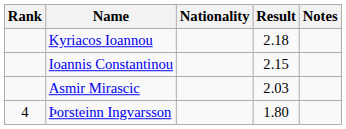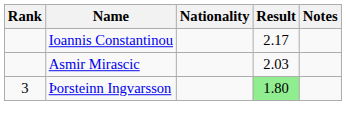- row: (101, 40)
(276, 64) 2.15 -> (276, 40) 2.17
(25, 112) 4 -> (25, 88) 3
(276, 112) no background -> (276, 88) lightgreen background
